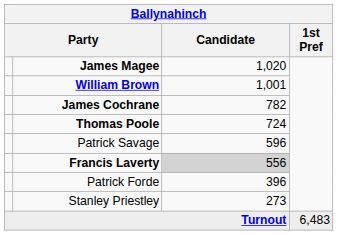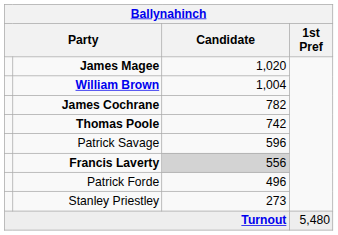(271, 85) 1,001 -> (271, 85) 1,004
(276, 124) 724 -> (276, 124) 742
(276, 182) 396 -> (276, 182) 496
(315, 220) 6,483 -> (315, 220) 5,480
